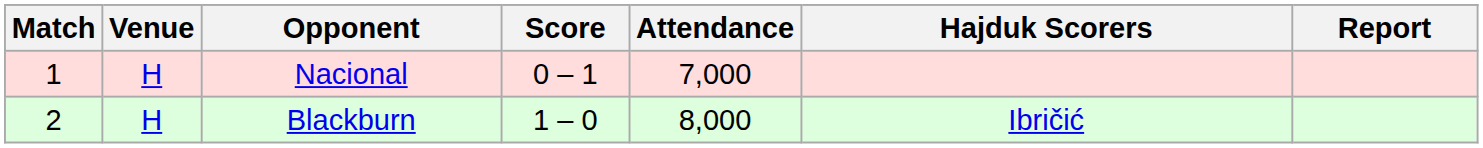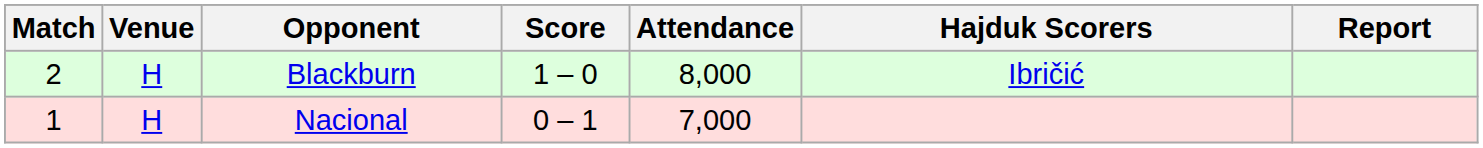rows swapped: (351, 74) <-> (351, 120)
